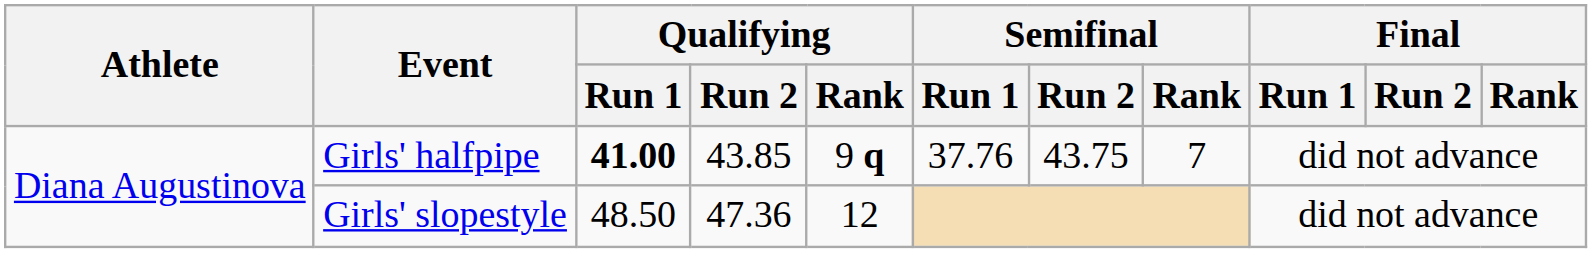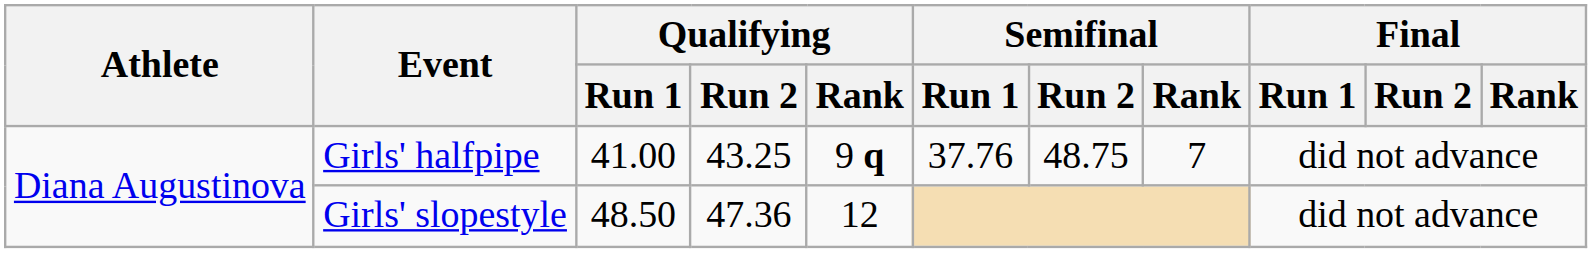(633, 154) bold -> (633, 154) normal
(749, 154) 43.85 -> (749, 154) 43.25
(1086, 154) 43.75 -> (1086, 154) 48.75
